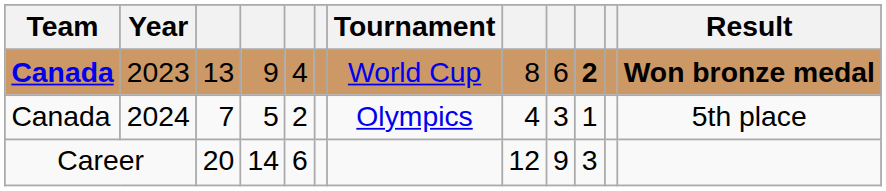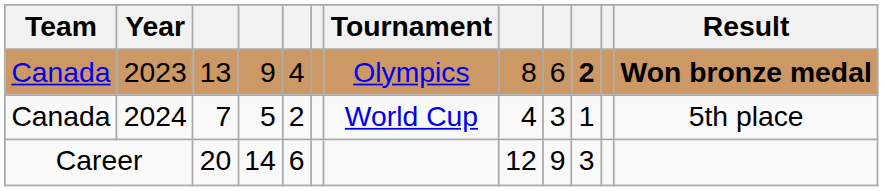(63, 71) bold -> (61, 71) normal
(415, 71) World Cup -> (411, 71) Olympics
(415, 116) Olympics -> (411, 116) World Cup
